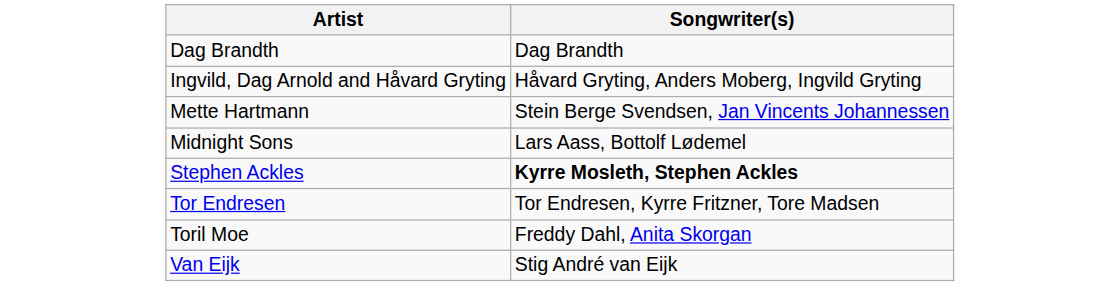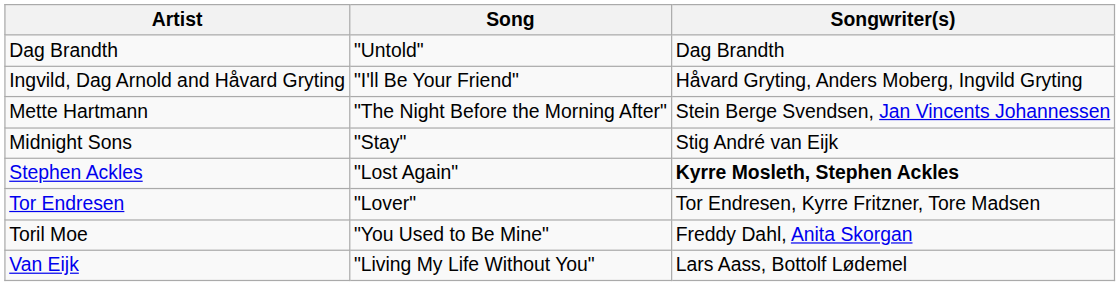+ column: (510, 19)
(630, 142) Lars Aass, Bottolf Lødemel -> (757, 142) Stig André van Eijk
(596, 265) Stig André van Eijk -> (791, 265) Lars Aass, Bottolf Lødemel
